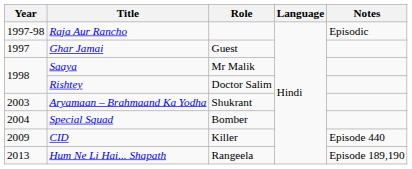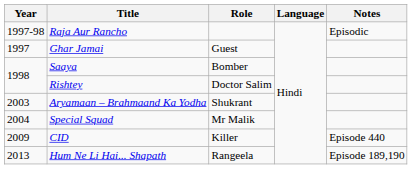(233, 66) Mr Malik -> (230, 66) Bomber
(230, 119) Bomber -> (233, 119) Mr Malik
